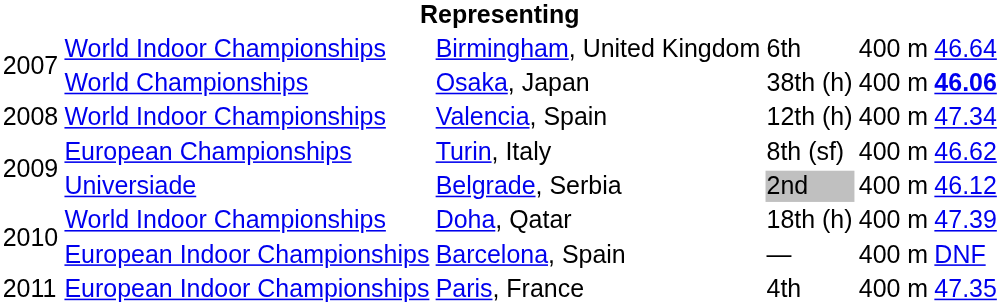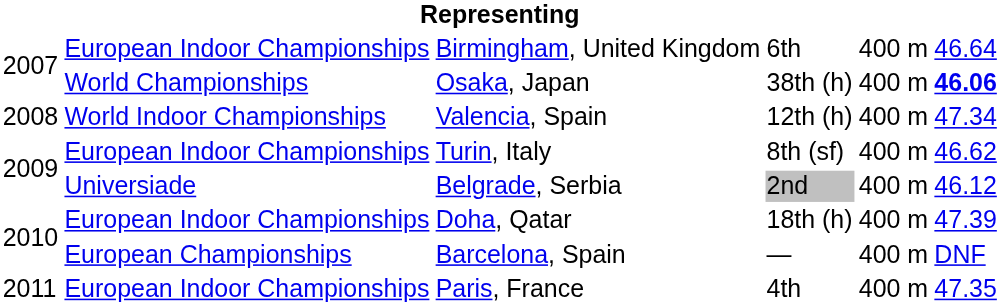(225, 48) World Indoor Championships -> (247, 48) European Indoor Championships
(208, 151) European Championships -> (247, 151) European Indoor Championships
(225, 220) World Indoor Championships -> (247, 220) European Indoor Championships
(247, 254) European Indoor Championships -> (208, 254) European Championships
